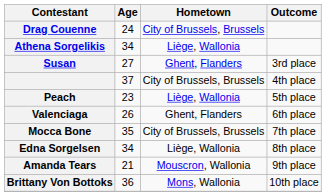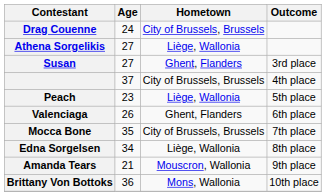(128, 47) 34 -> (128, 47) 27
